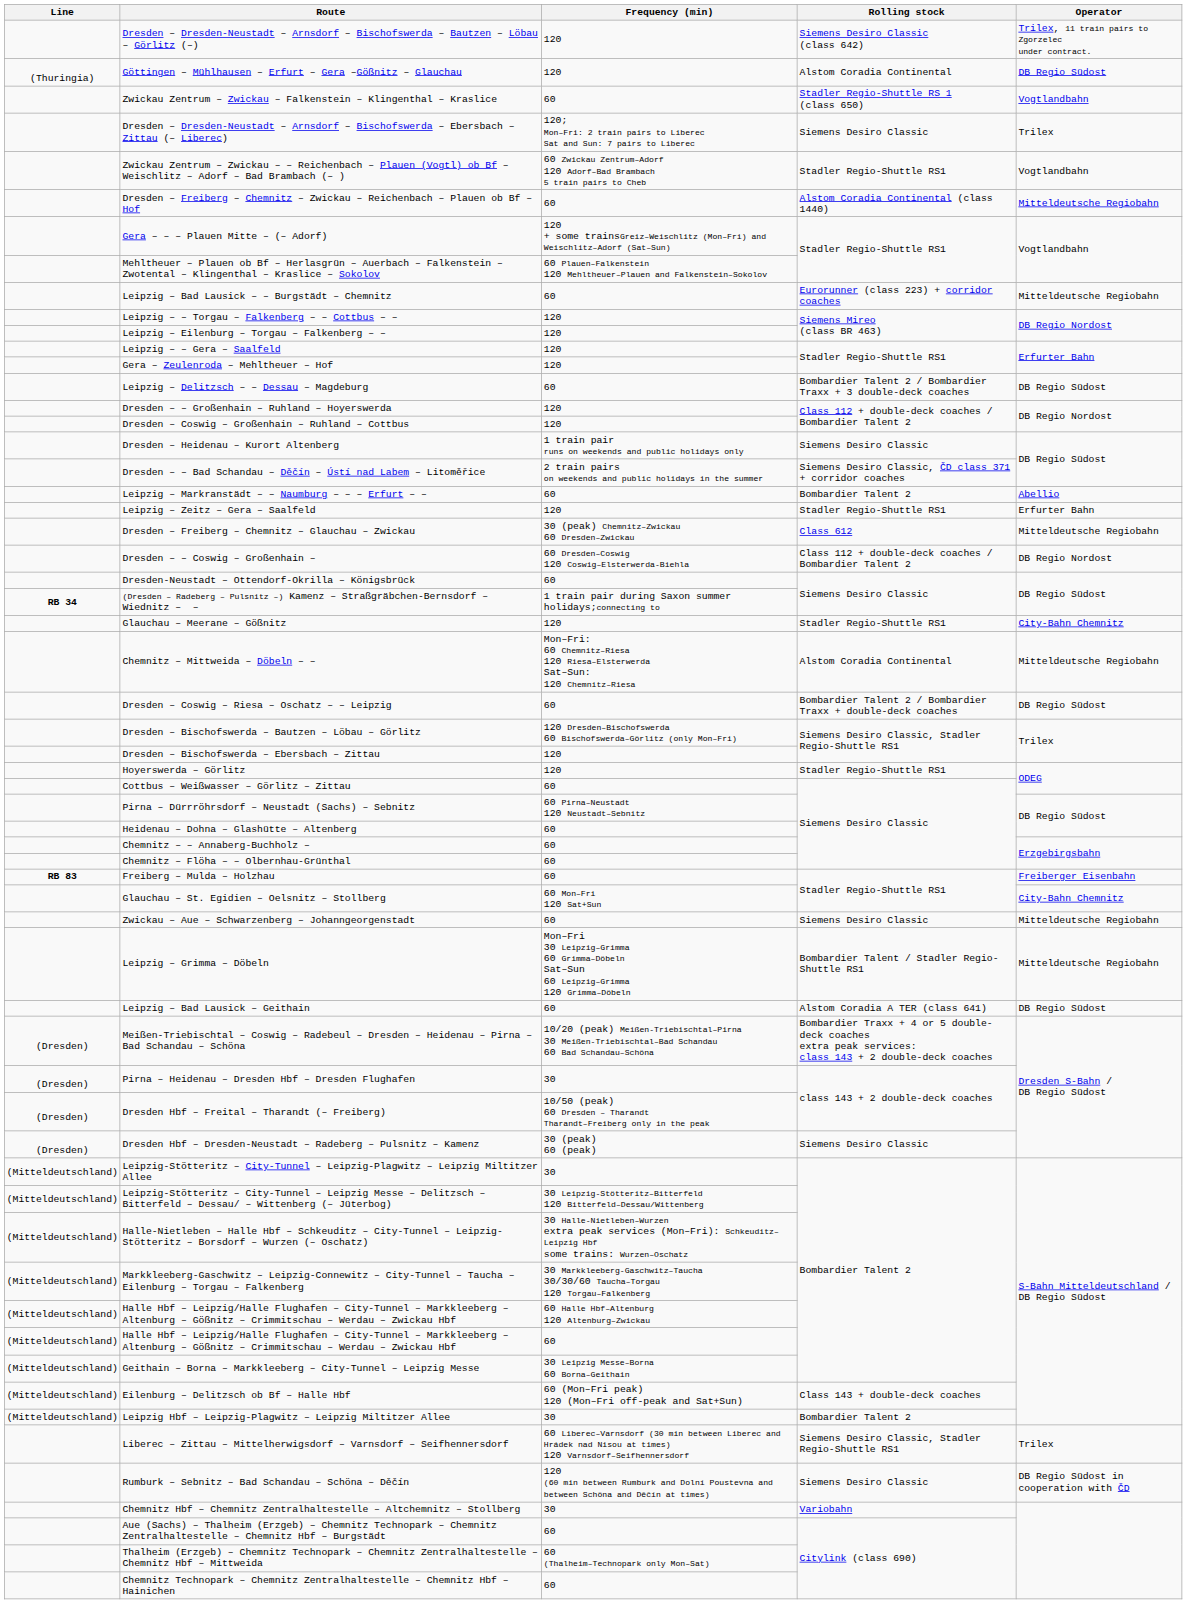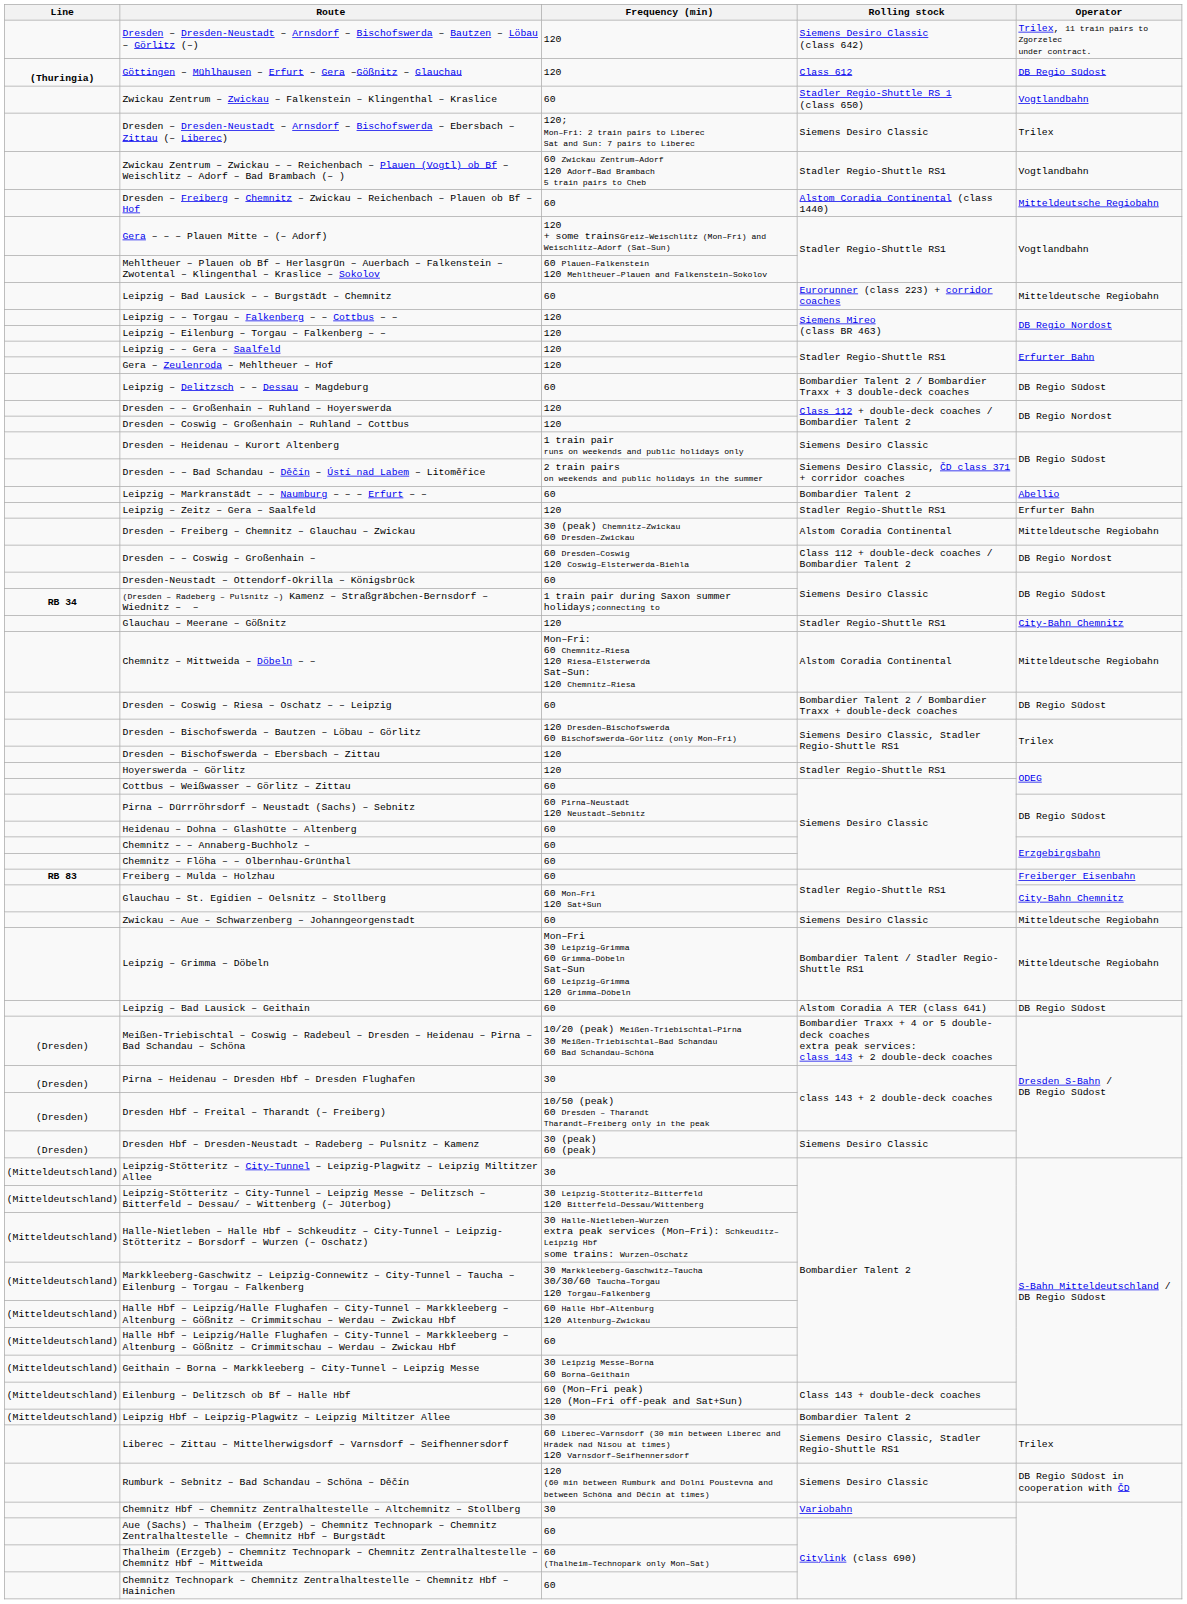(62, 78) normal -> (62, 78) bold
(876, 72) Alstom Coradia Continental -> (826, 72) Class 612
(826, 532) Class 612 -> (876, 532) Alstom Coradia Continental
